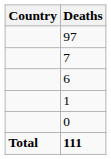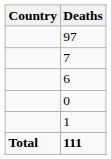rows swapped: (67, 100) <-> (67, 122)
